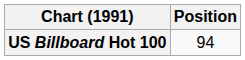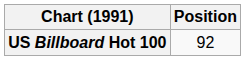(205, 42) 94 -> (205, 42) 92
